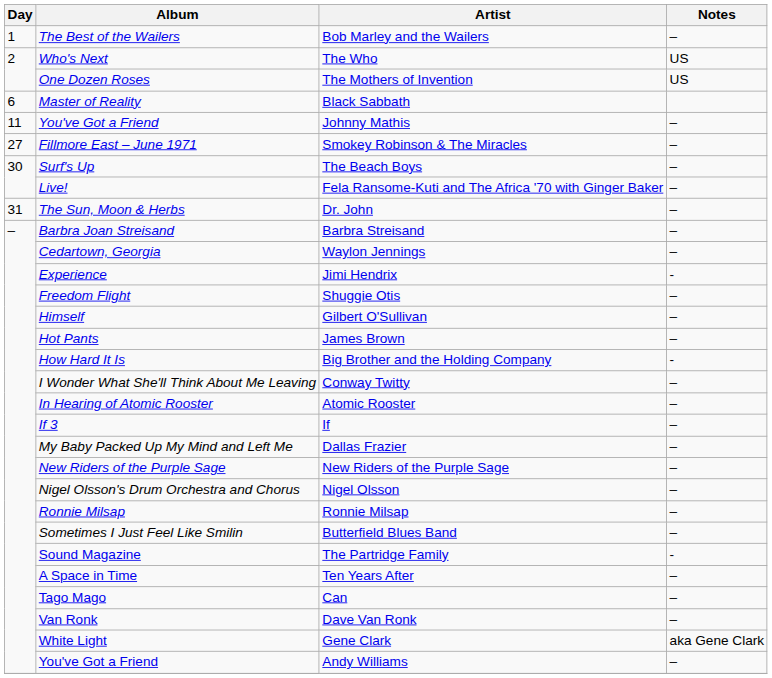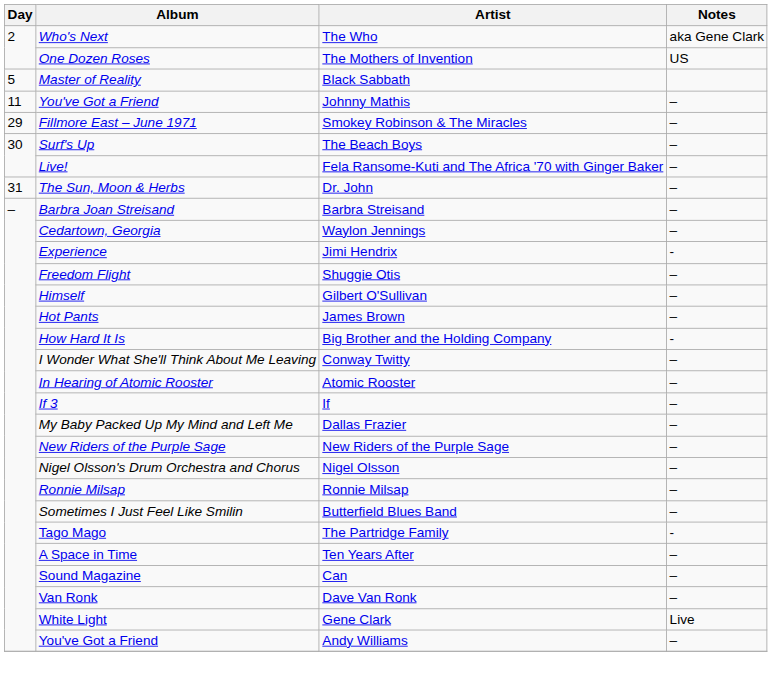- row: (406, 36)
(679, 58) US -> (717, 36) aka Gene Clark
(11, 101) 6 -> (11, 79) 5
(15, 144) 27 -> (15, 123) 29
(90, 554) Sound Magazine -> (72, 532) Tago Mago
(72, 597) Tago Mago -> (90, 576) Sound Magazine
(717, 640) aka Gene Clark -> (682, 619) Live
